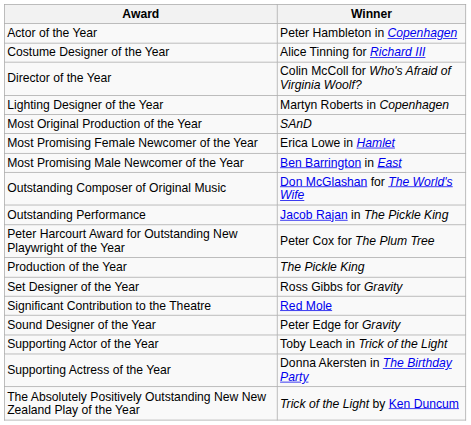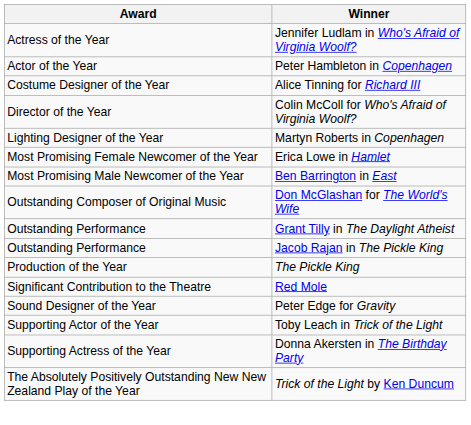+ row: (367, 40)
- row: (296, 124)
+ row: (365, 228)
- row: (357, 241)
- row: (341, 286)
